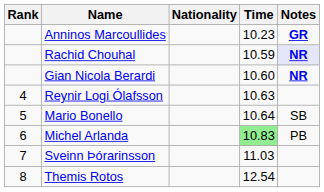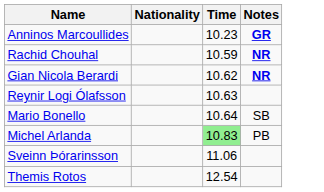- column: (23, 15)
(298, 55) lavender background -> (261, 55) no background
(259, 75) 10.60 -> (222, 75) 10.62
(259, 156) 11.03 -> (222, 156) 11.06
